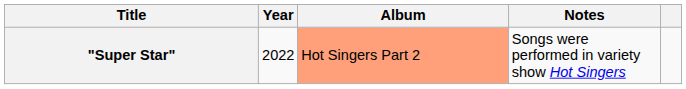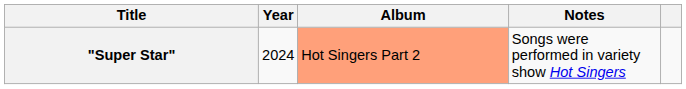(278, 55) 2022 -> (278, 55) 2024
